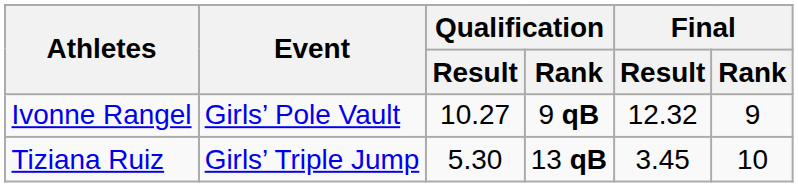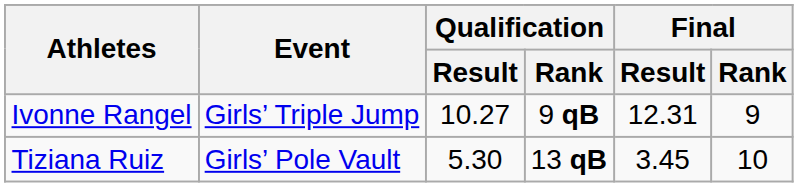(302, 116) Girls’ Pole Vault -> (312, 116) Girls’ Triple Jump
(663, 116) 12.32 -> (663, 116) 12.31
(312, 160) Girls’ Triple Jump -> (302, 160) Girls’ Pole Vault
